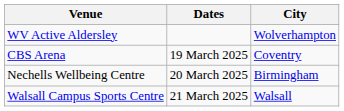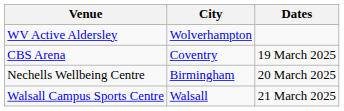columns swapped: (295, 14) <-> (209, 14)
